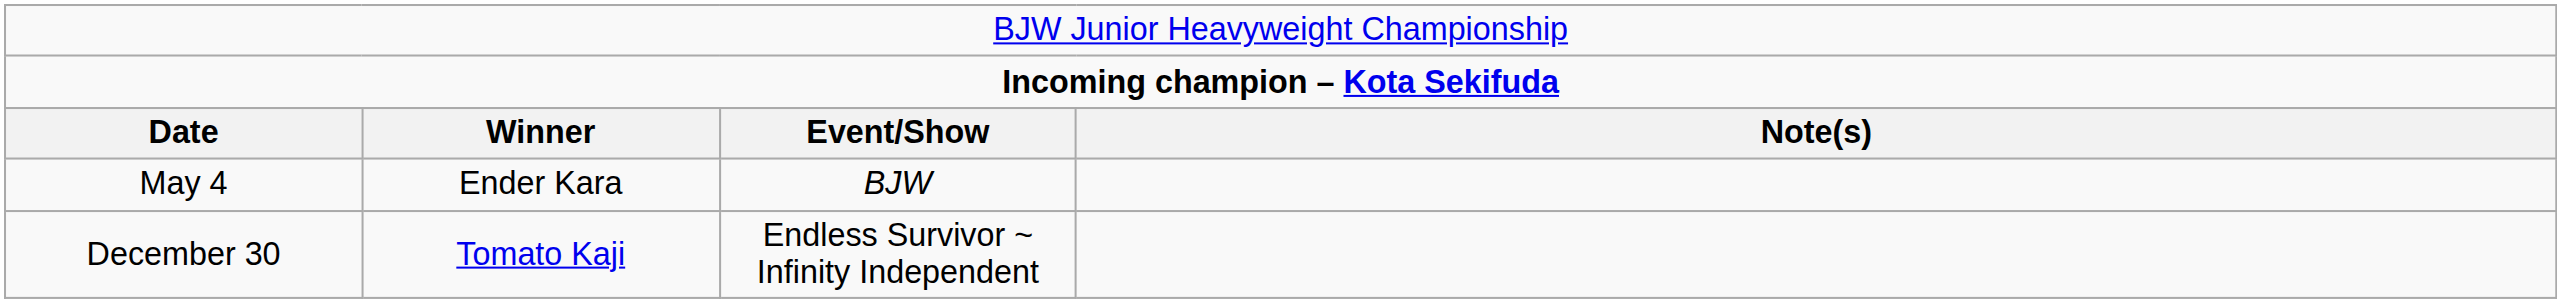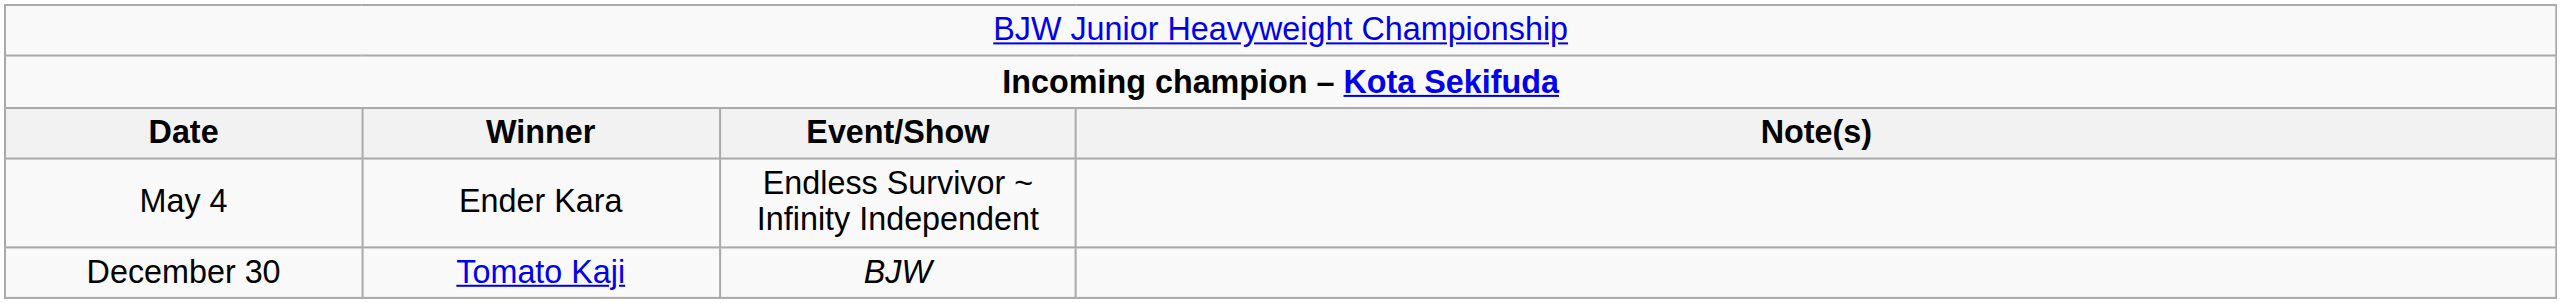(898, 183) BJW -> (898, 202) Endless Survivor ~ Infinity Independent
(898, 253) Endless Survivor ~ Infinity Independent -> (898, 271) BJW
